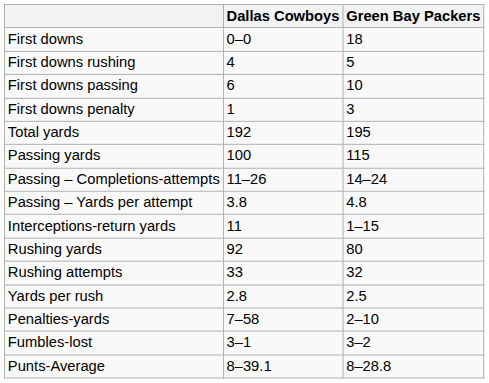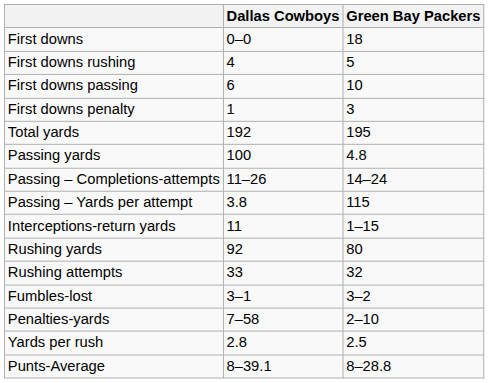(358, 156) 115 -> (356, 156) 4.8
(356, 202) 4.8 -> (358, 202) 115
rows swapped: (56, 296) <-> (50, 343)
